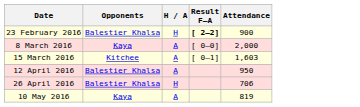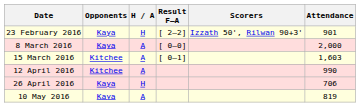+ column: (246, 15)
(123, 32) Balestier Khalsa -> (106, 32) Kaya
(205, 32) bold -> (172, 32) normal
(246, 32) 900 -> (330, 32) 901
(123, 71) Balestier Khalsa -> (106, 71) Kitchee
(246, 71) 950 -> (330, 71) 990
(123, 83) Balestier Khalsa -> (106, 83) Kaya
